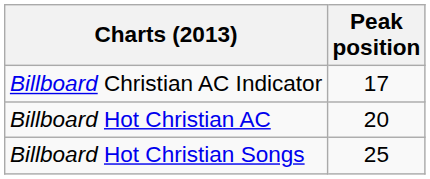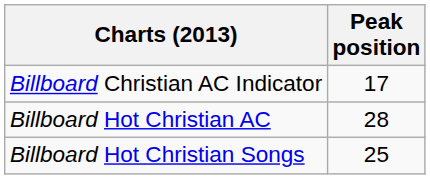(376, 119) 20 -> (376, 119) 28
